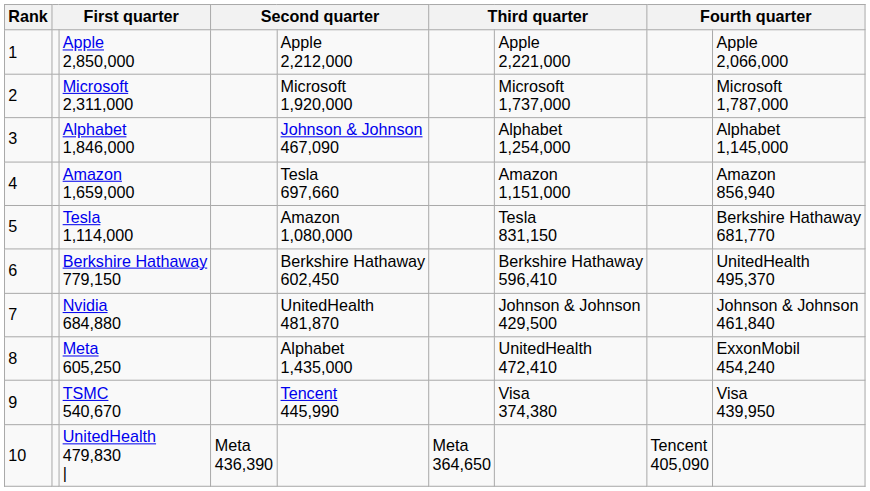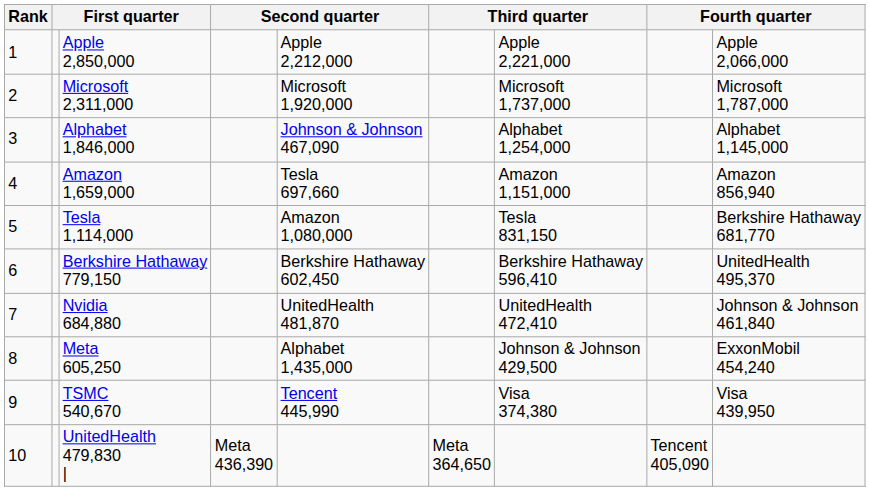(569, 314) Johnson & Johnson 429,500 -> (545, 314) UnitedHealth 472,410
(545, 358) UnitedHealth 472,410 -> (569, 358) Johnson & Johnson 429,500
